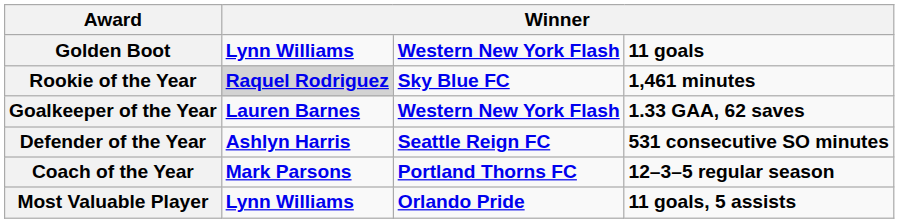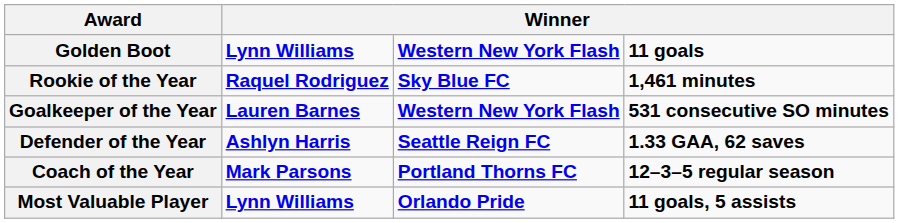(307, 80) lightgrey background -> (307, 80) no background
(717, 111) 1.33 GAA, 62 saves -> (759, 111) 531 consecutive SO minutes
(759, 141) 531 consecutive SO minutes -> (717, 141) 1.33 GAA, 62 saves
